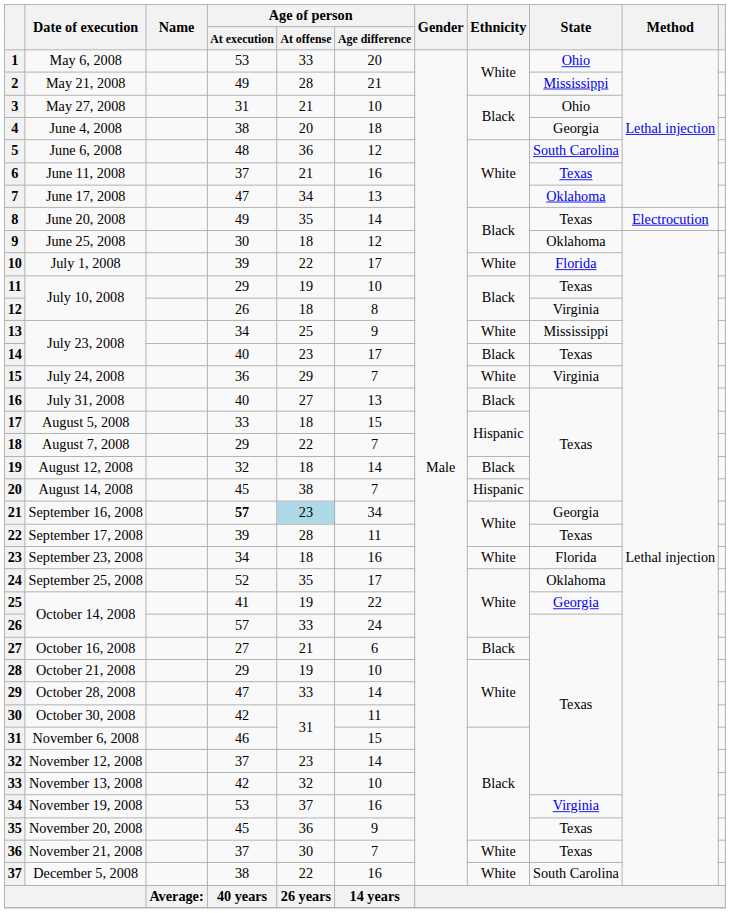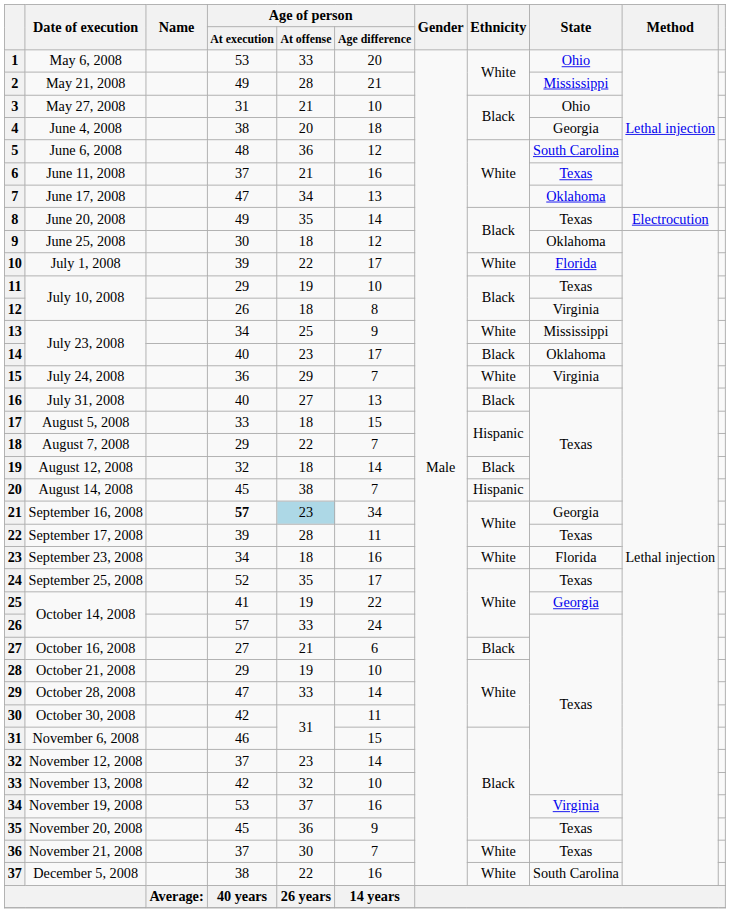(576, 354) Texas -> (576, 354) Oklahoma
(576, 580) Oklahoma -> (576, 580) Texas
